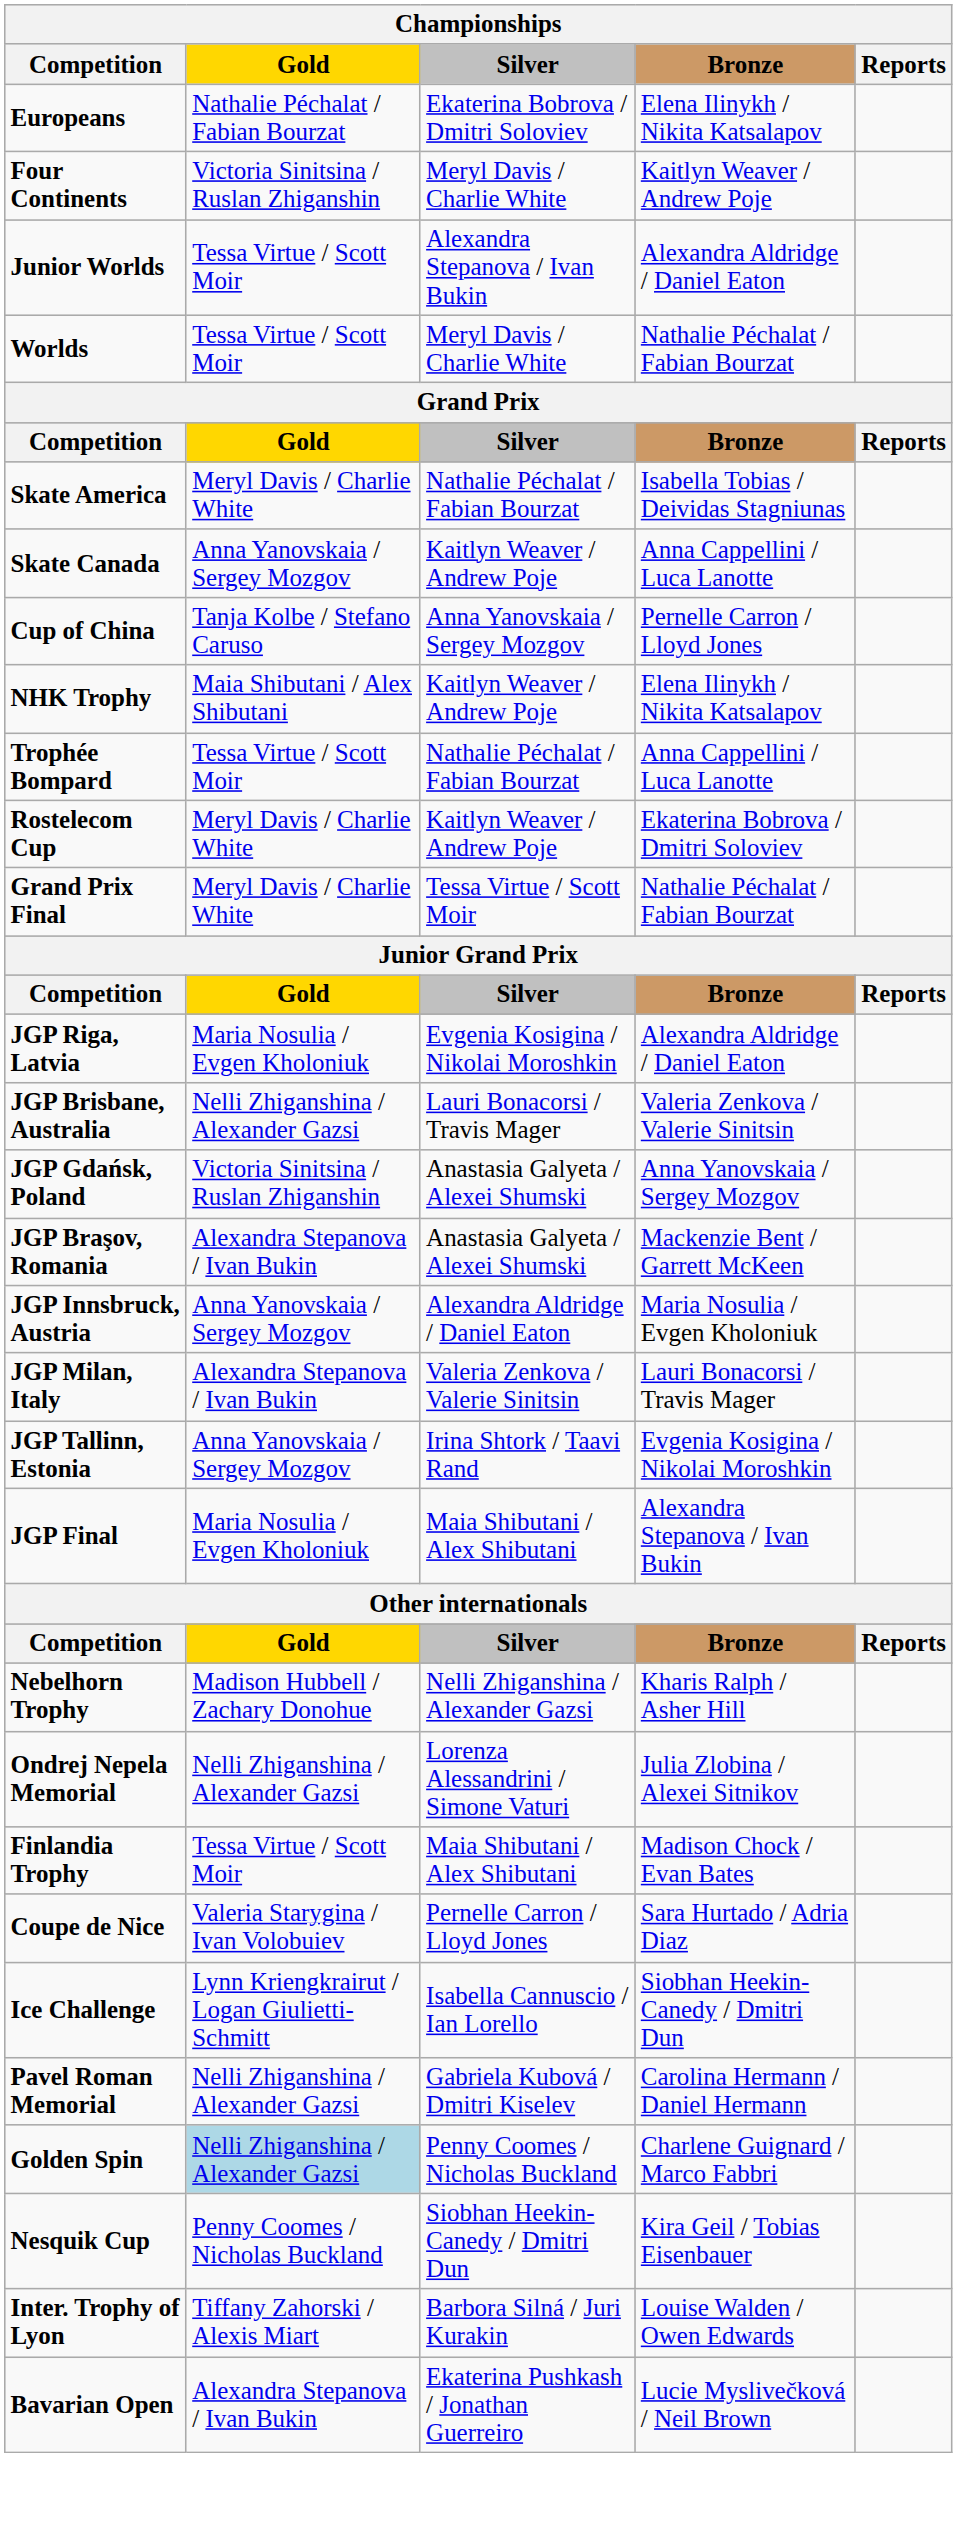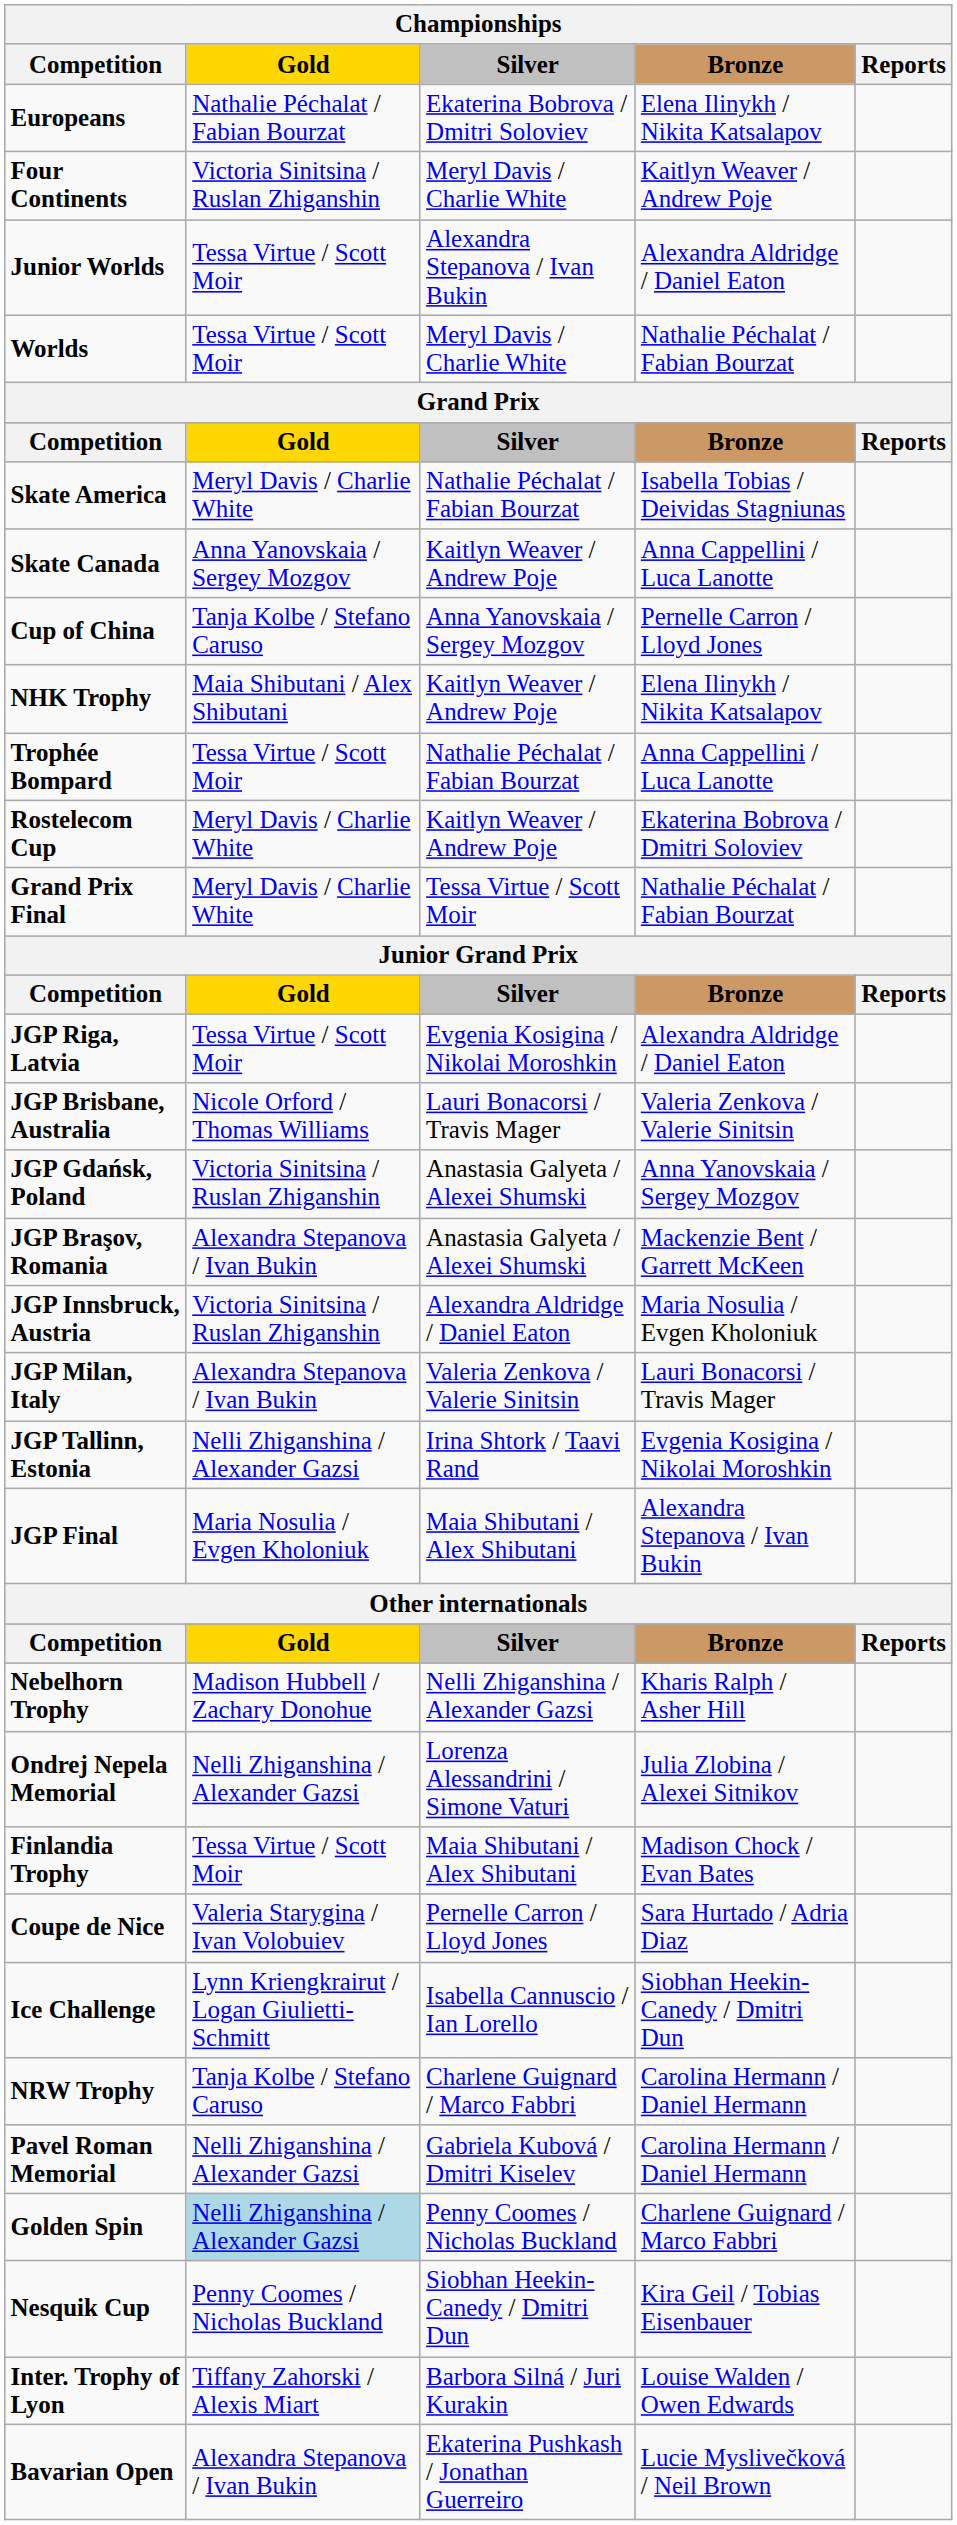(281, 1048) Maria Nosulia / Evgen Kholoniuk -> (289, 1048) Tessa Virtue / Scott Moir
(289, 1115) Nelli Zhiganshina / Alexander Gazsi -> (281, 1115) Nicole Orford / Thomas Williams
(286, 1318) Anna Yanovskaia / Sergey Mozgov -> (286, 1318) Victoria Sinitsina / Ruslan Zhiganshin
(286, 1454) Anna Yanovskaia / Sergey Mozgov -> (289, 1454) Nelli Zhiganshina / Alexander Gazsi
+ row: (82, 2091)
